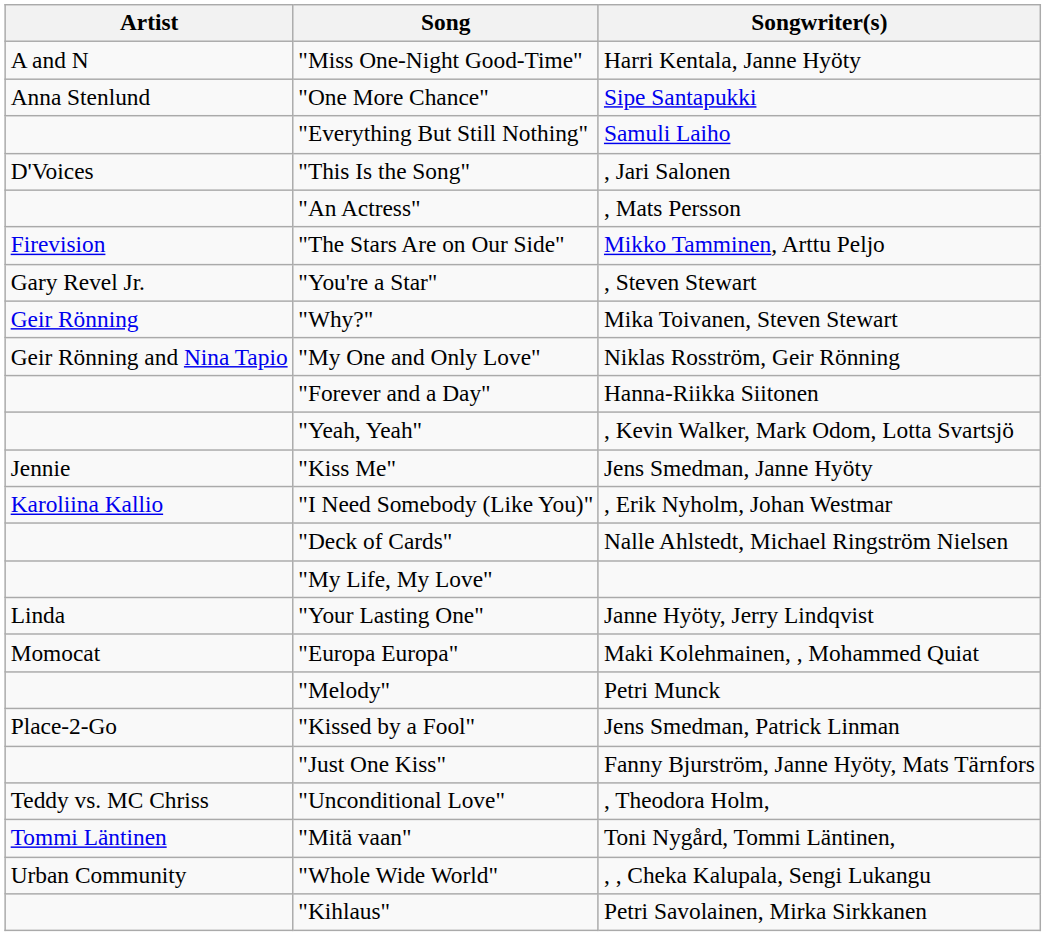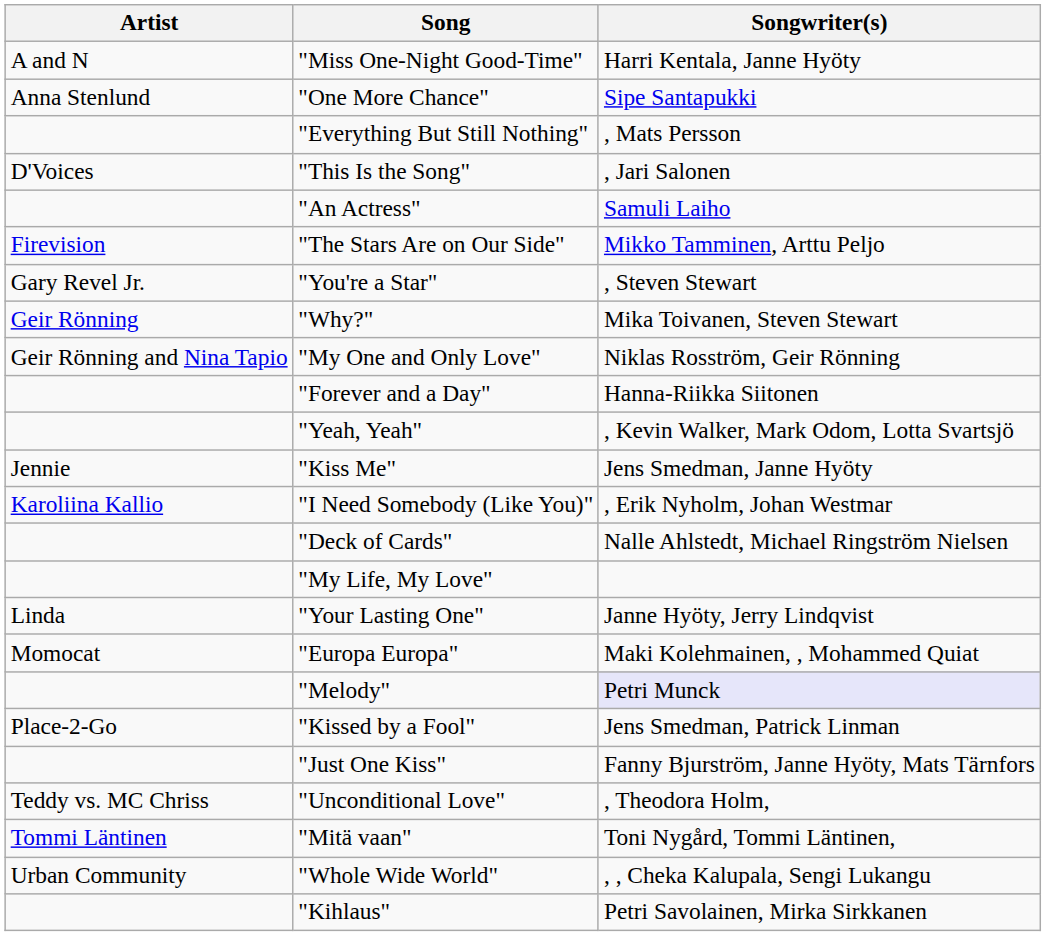(667, 134) Samuli Laiho -> (672, 134) , Mats Persson
(672, 208) , Mats Persson -> (667, 208) Samuli Laiho
(662, 689) no background -> (662, 689) lavender background
